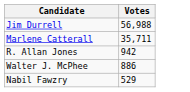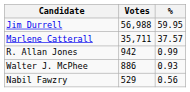+ column: (170, 11)
